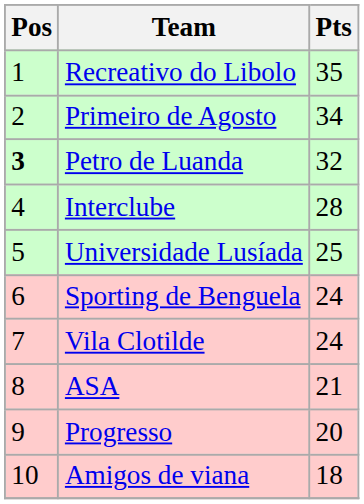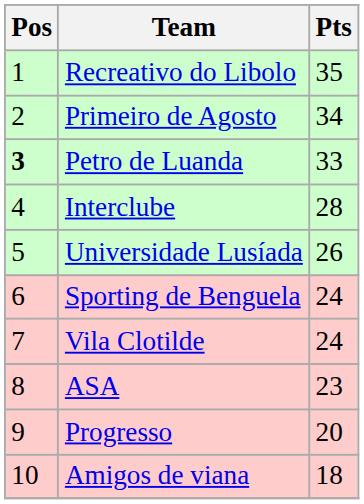(329, 161) 32 -> (329, 161) 33
(329, 251) 25 -> (329, 251) 26
(329, 386) 21 -> (329, 386) 23
